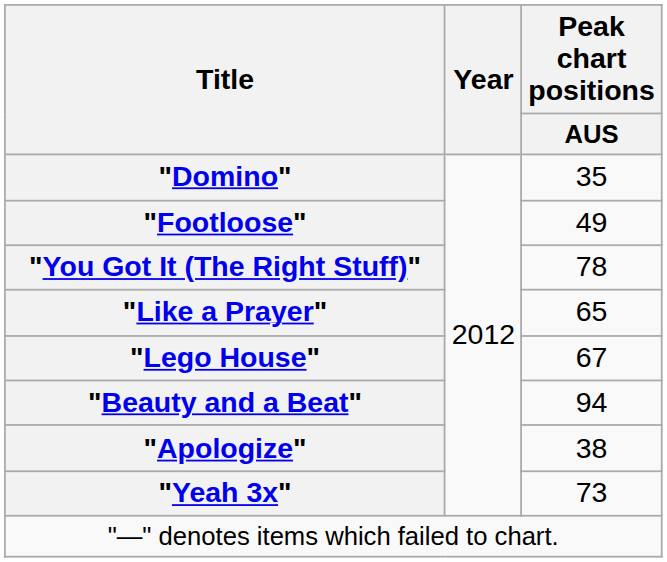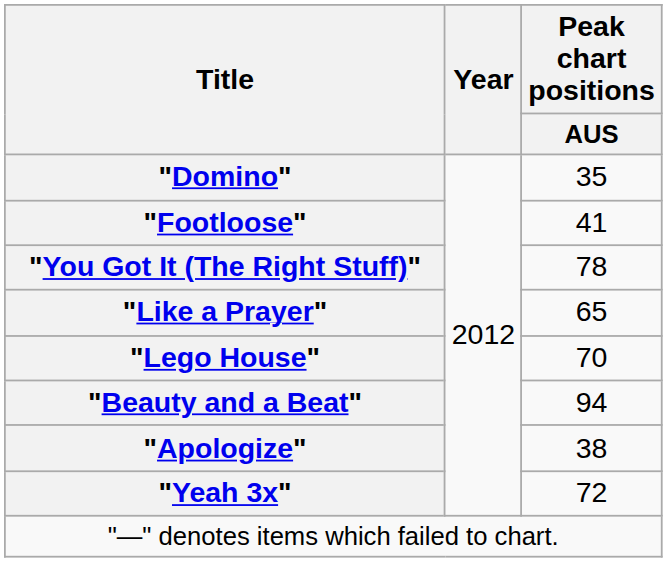(592, 221) 49 -> (592, 221) 41
(592, 357) 67 -> (592, 357) 70
(592, 492) 73 -> (592, 492) 72
